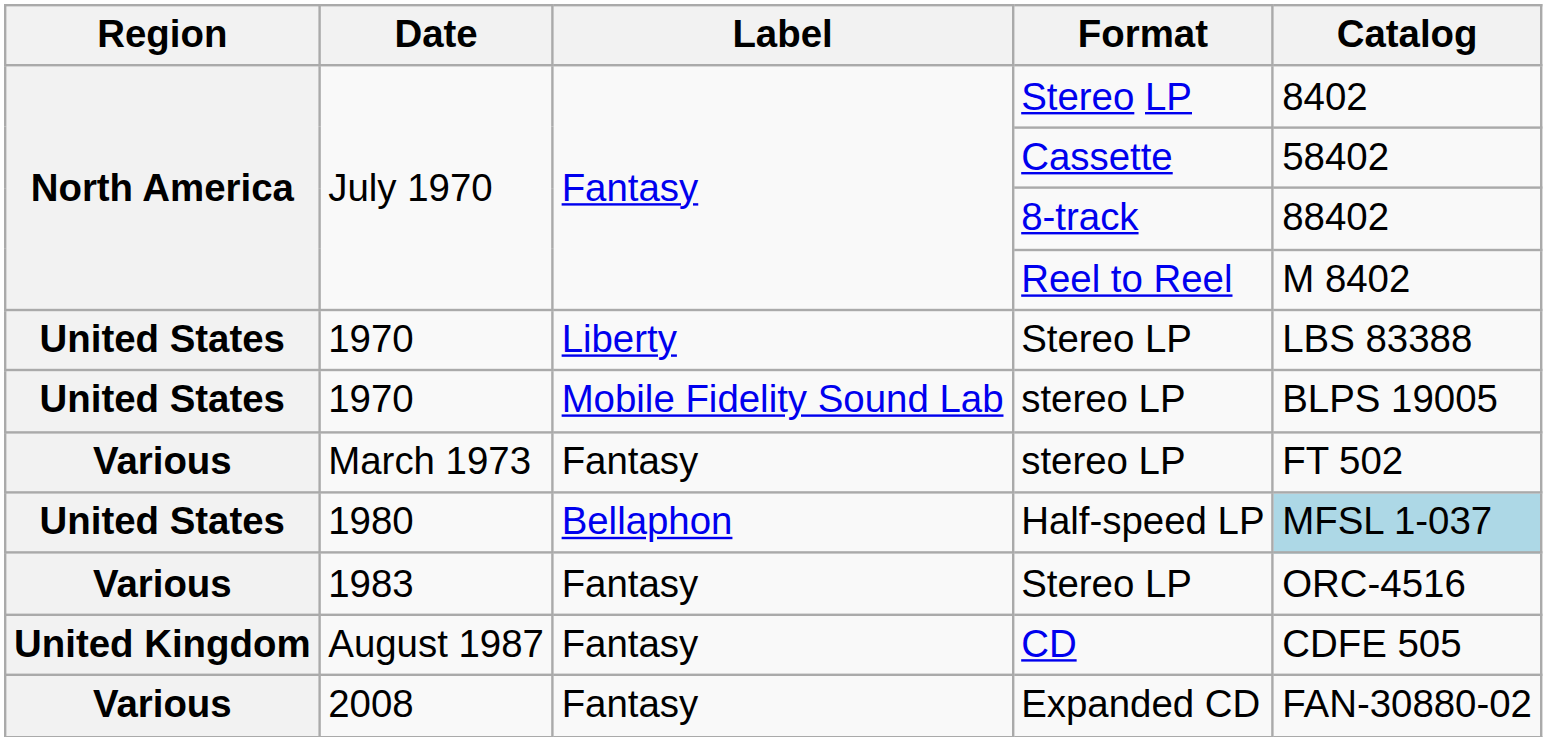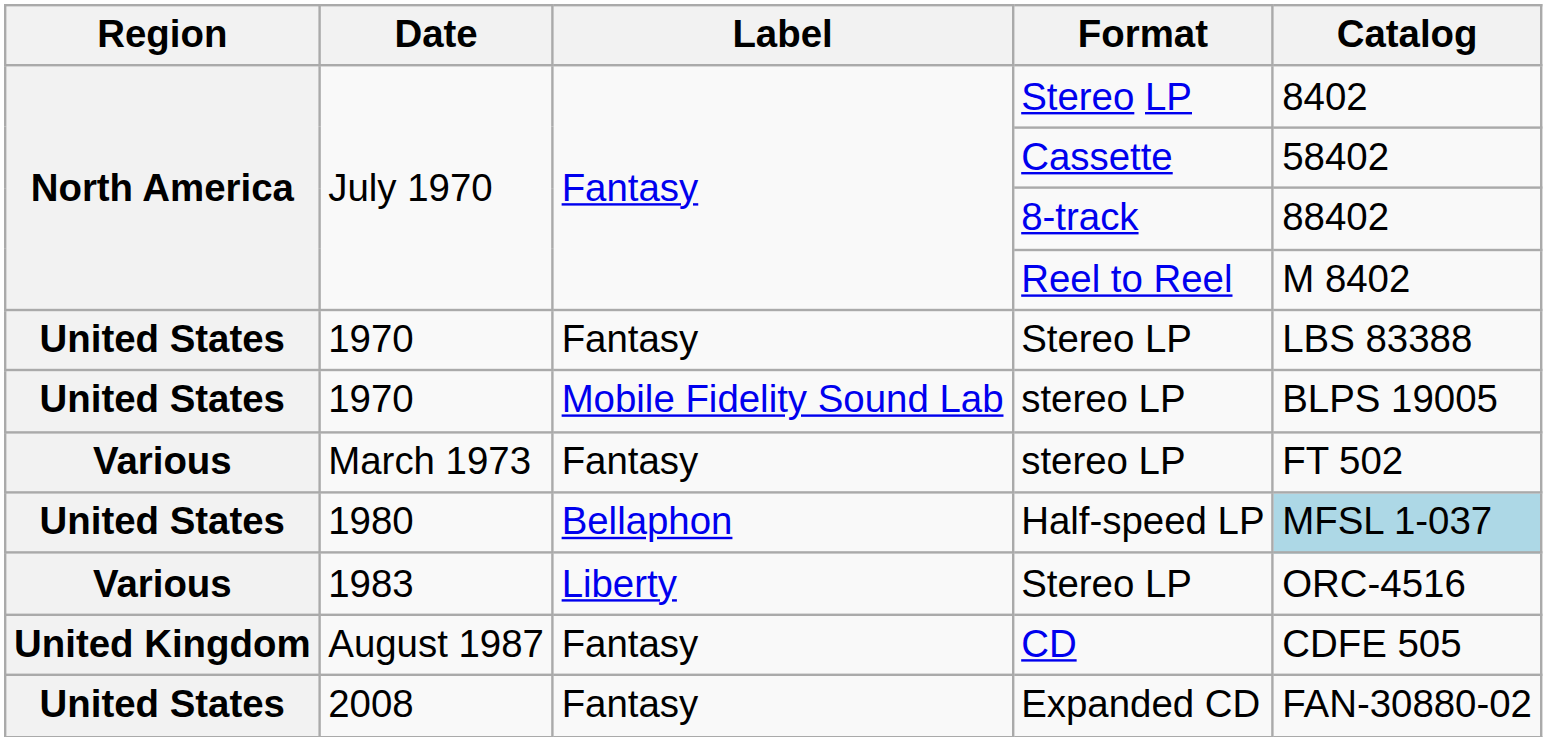(619, 339) Liberty -> (630, 339) Fantasy
(630, 583) Fantasy -> (619, 583) Liberty
(162, 704) Various -> (162, 704) United States
